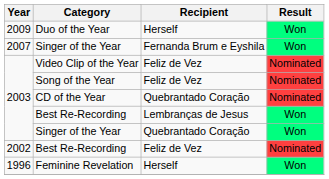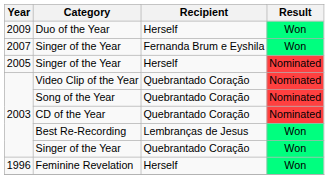+ row: (19, 64)
(173, 64) Feliz de Vez -> (196, 81) Quebrantado Coração
(173, 81) Feliz de Vez -> (196, 98) Quebrantado Coração
- row: (19, 149)
